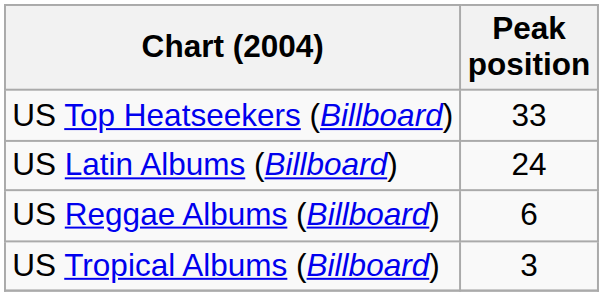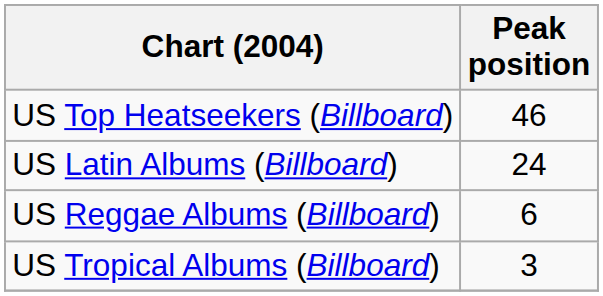(529, 114) 33 -> (529, 114) 46
